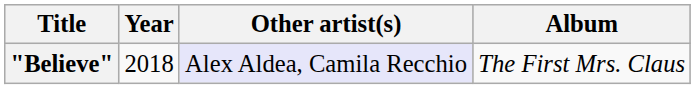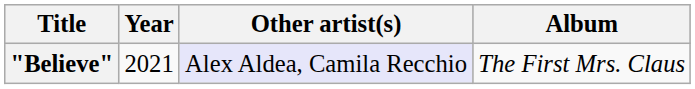(149, 63) 2018 -> (149, 63) 2021
